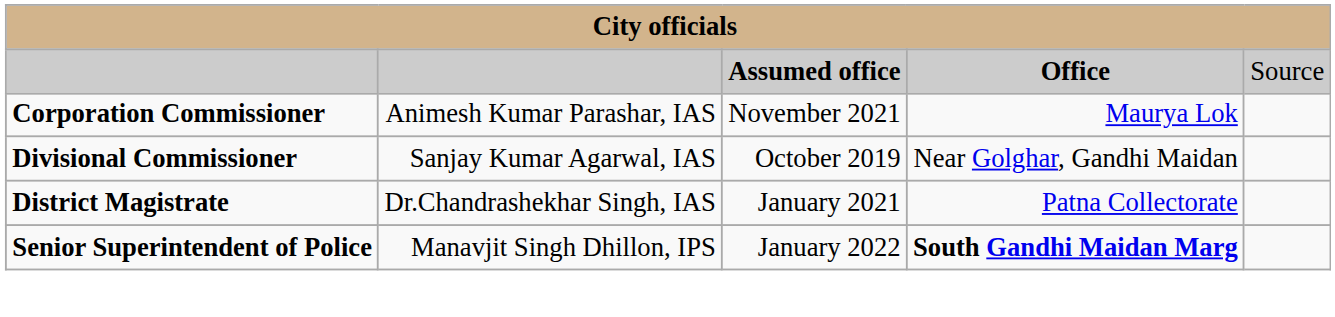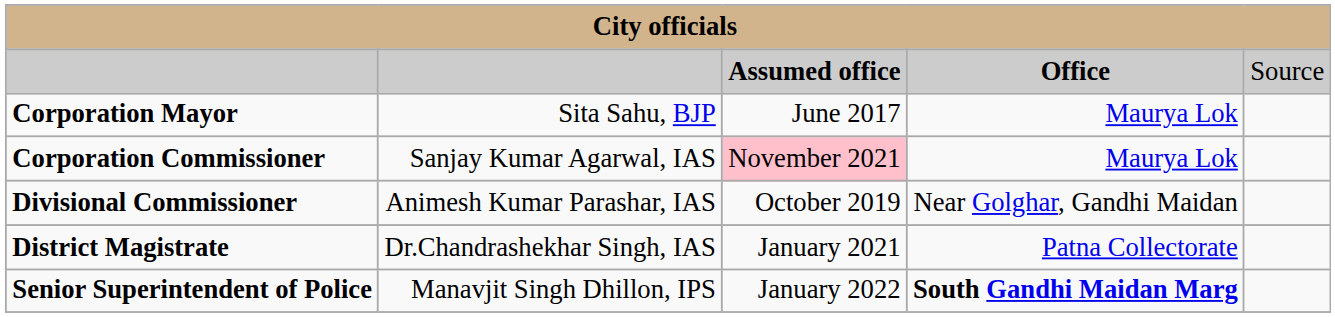+ row: (125, 114)
(551, 114) Animesh Kumar Parashar, IAS -> (563, 158) Sanjay Kumar Agarwal, IAS
(814, 114) no background -> (814, 158) pink background
(563, 158) Sanjay Kumar Agarwal, IAS -> (551, 202) Animesh Kumar Parashar, IAS
